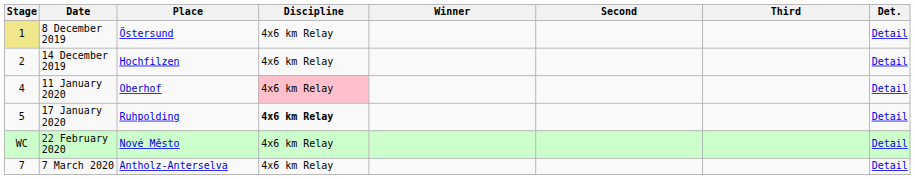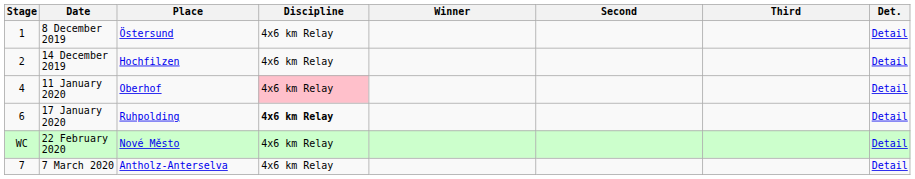(22, 35) khaki background -> (22, 35) no background
(22, 117) 5 -> (22, 117) 6
